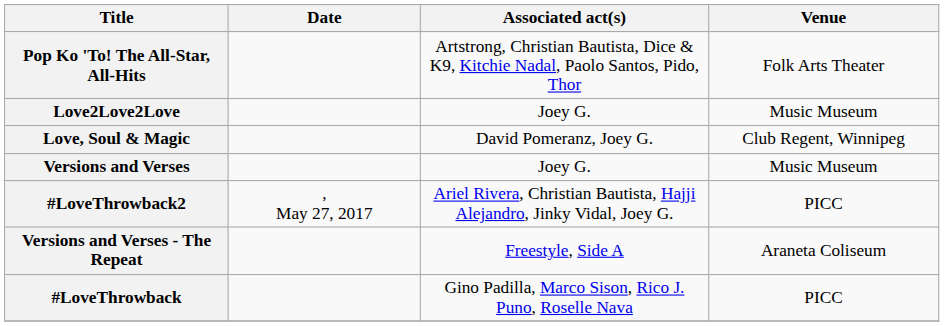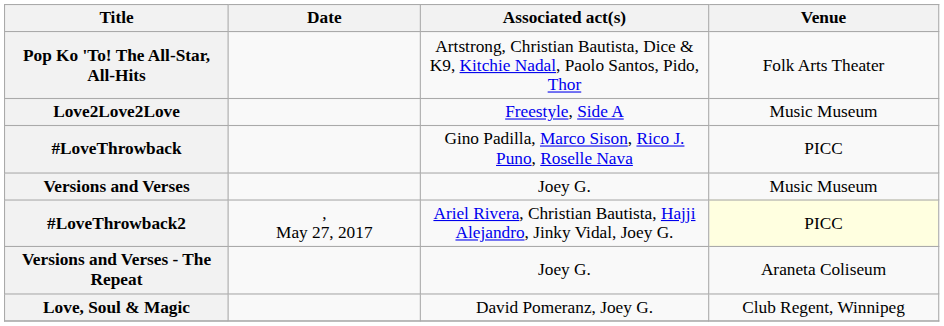(564, 111) Joey G. -> (564, 111) Freestyle, Side A
rows swapped: (117, 297) <-> (117, 139)
(824, 203) no background -> (824, 223) lightyellow background
(564, 250) Freestyle, Side A -> (564, 270) Joey G.
